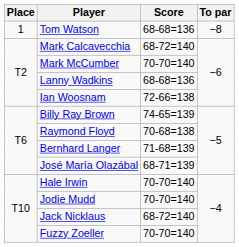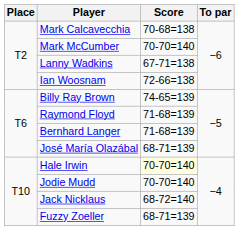- row: (69, 30)
(169, 47) 68-72=140 -> (169, 30) 70-68=138
(169, 81) 68-68=136 -> (169, 64) 67-71=138
(169, 132) 70-68=138 -> (169, 115) 71-68=139
(169, 183) no background -> (169, 166) lightyellow background
(169, 234) 70-70=140 -> (169, 217) 68-71=139
